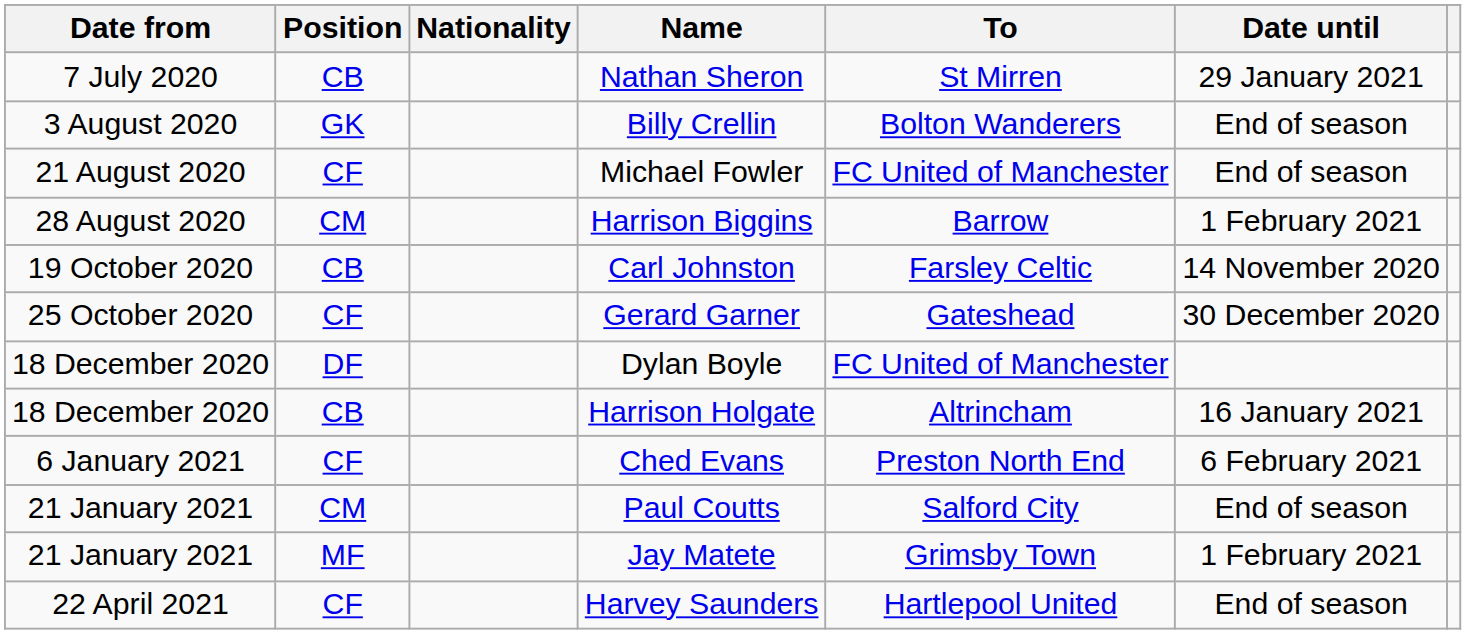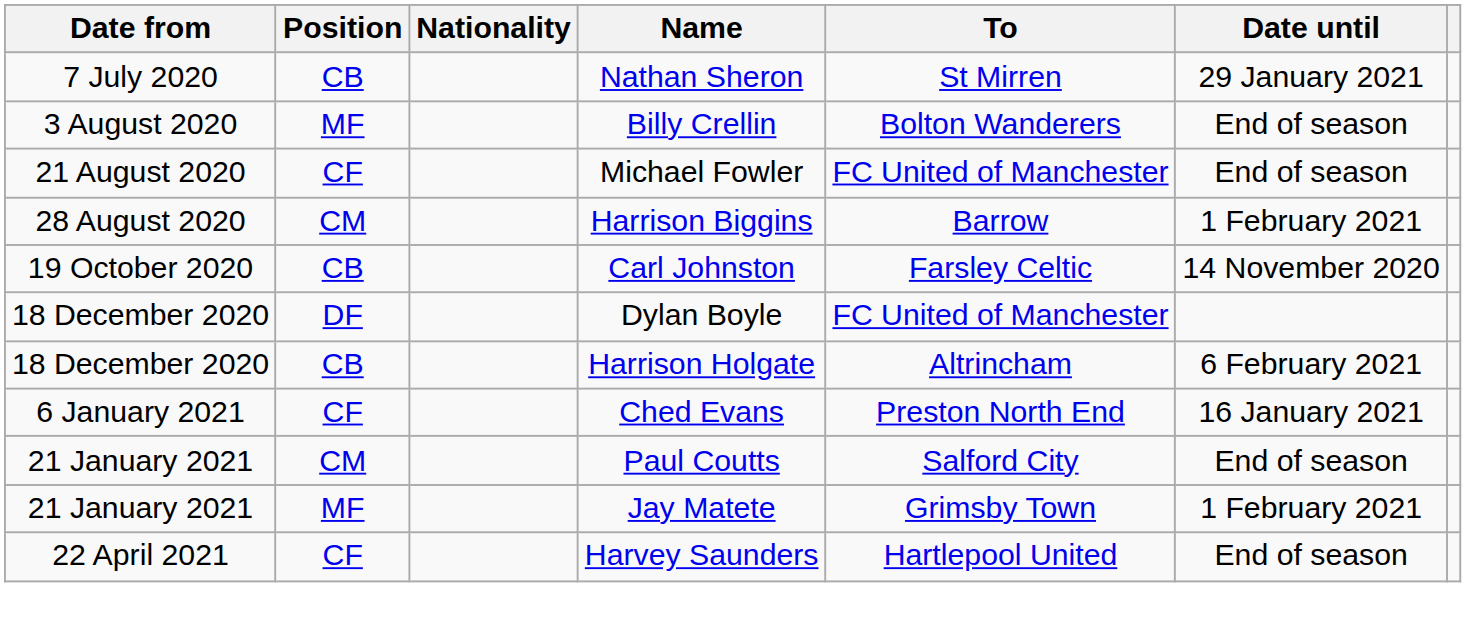(343, 124) GK -> (343, 124) MF
- row: (702, 316)
(1311, 412) 16 January 2021 -> (1311, 364) 6 February 2021
(1311, 460) 6 February 2021 -> (1311, 412) 16 January 2021
